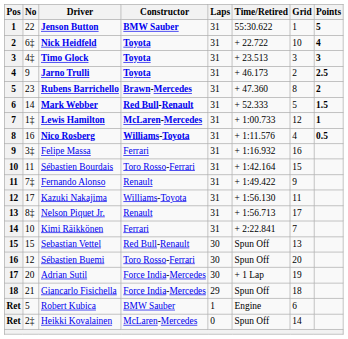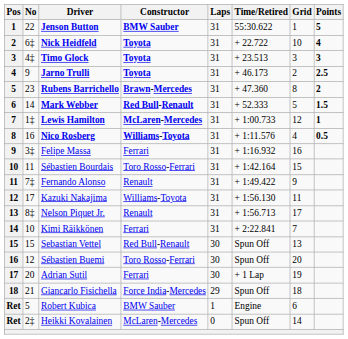(165, 275) Force India-Mercedes -> (136, 275) Ferrari
